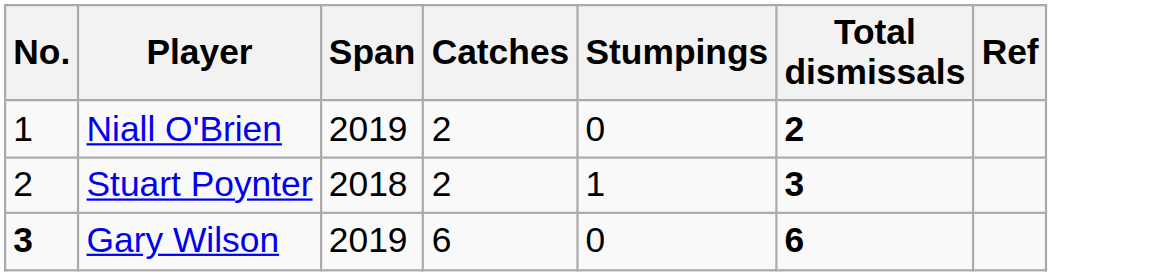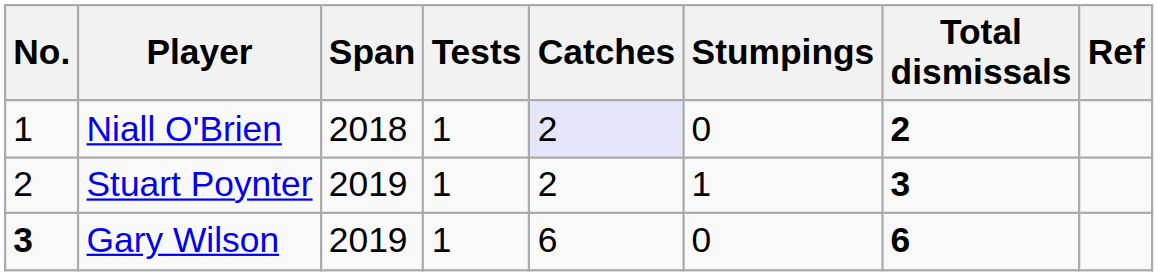+ column: (477, 52)
(368, 128) 2019 -> (368, 128) 2018
(441, 128) no background -> (548, 128) lavender background
(368, 184) 2018 -> (368, 184) 2019
